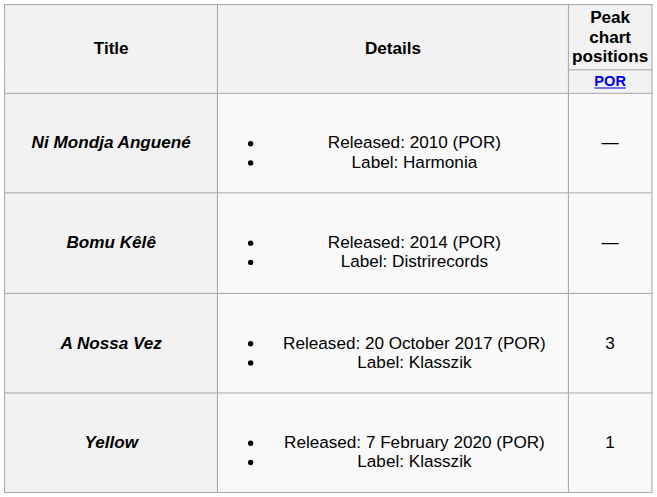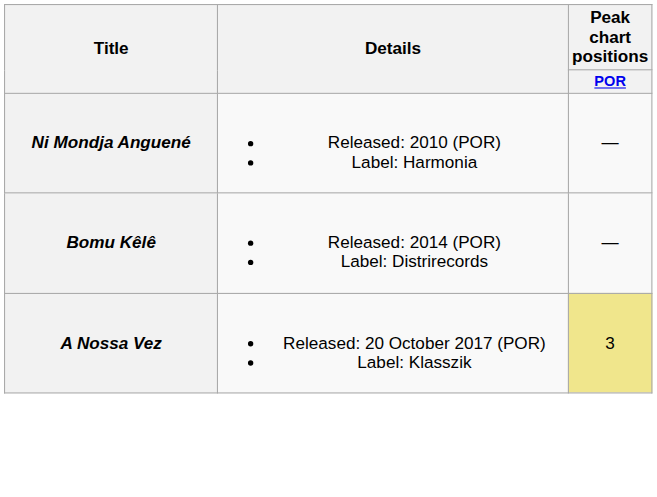(610, 342) no background -> (610, 342) khaki background
- row: (111, 442)
